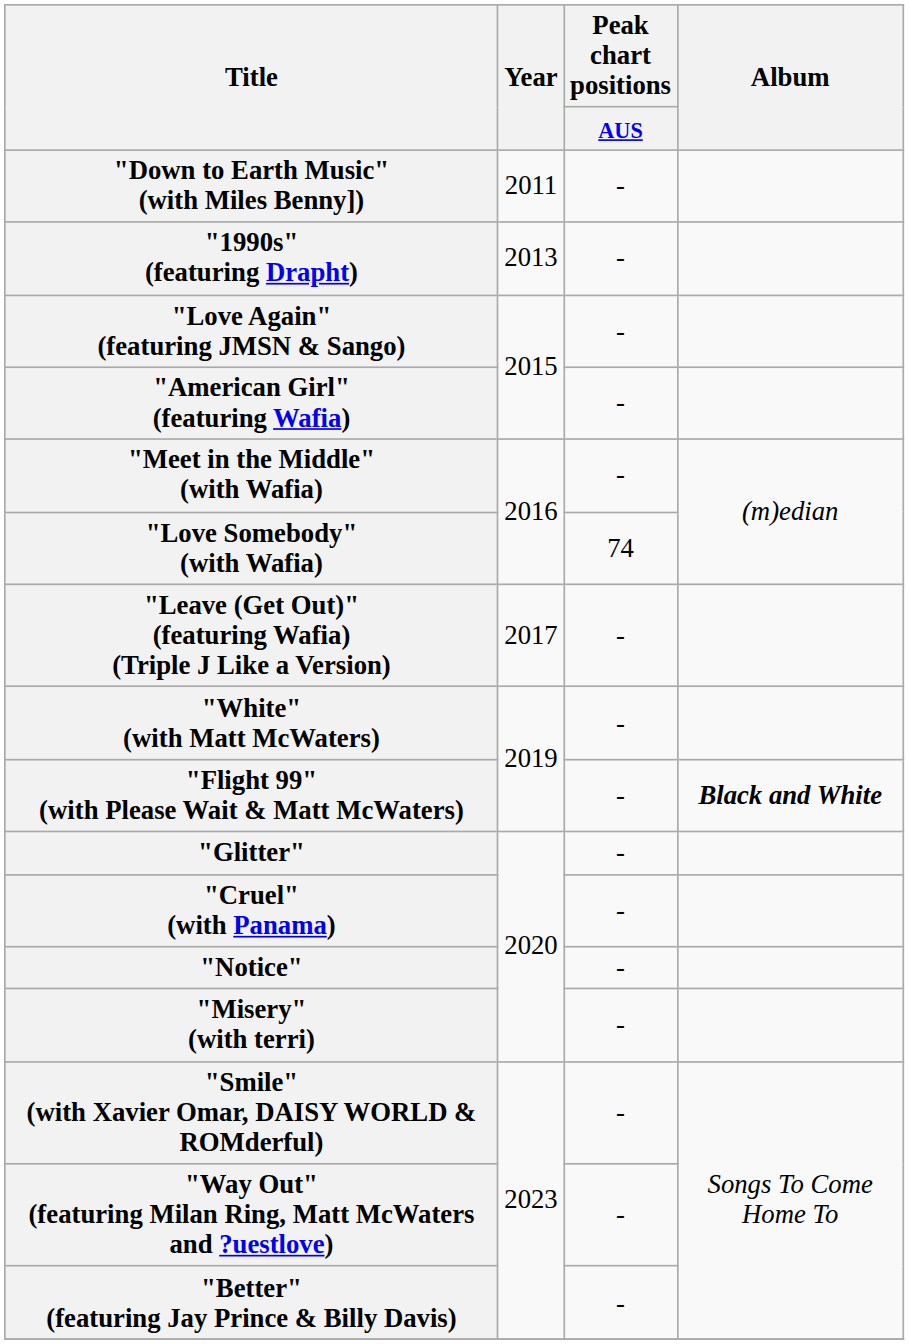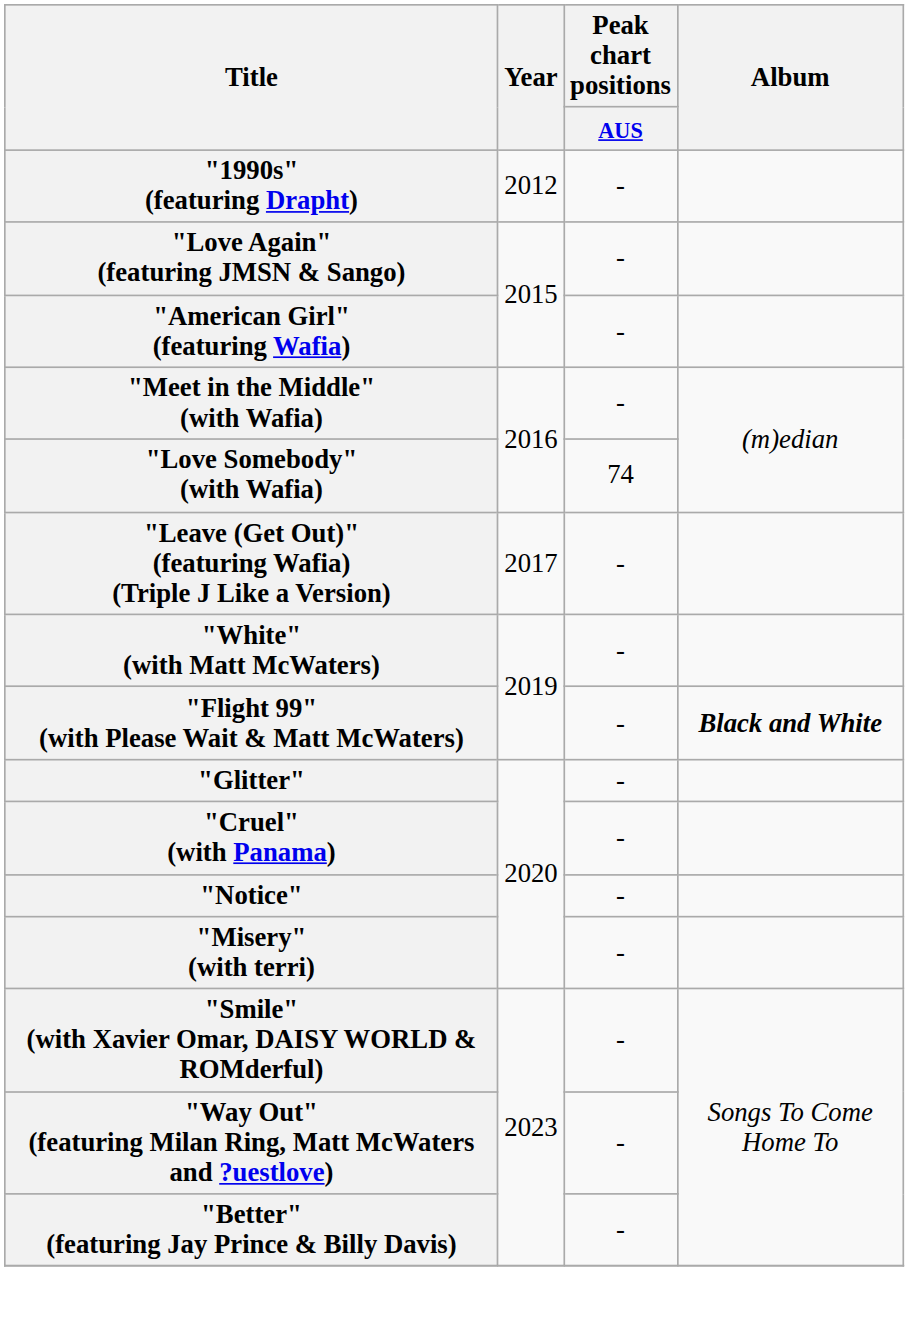- row: (251, 185)
(531, 258) 2013 -> (531, 185) 2012
